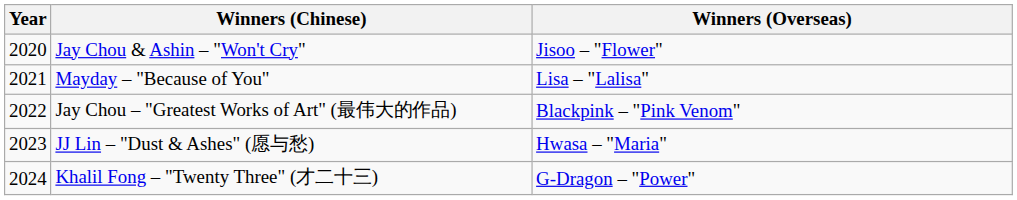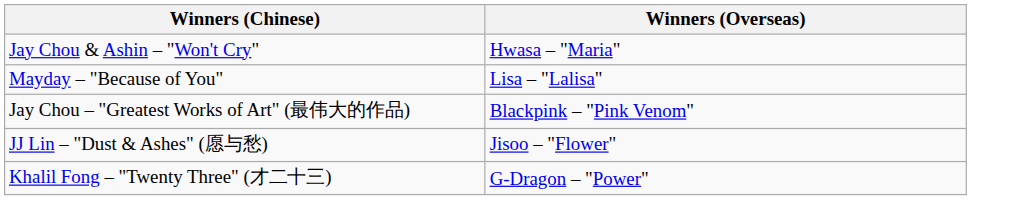- column: (28, 19)
(599, 49) Jisoo – "Flower" -> (555, 49) Hwasa – "Maria"
(601, 144) Hwasa – "Maria" -> (553, 144) Jisoo – "Flower"
